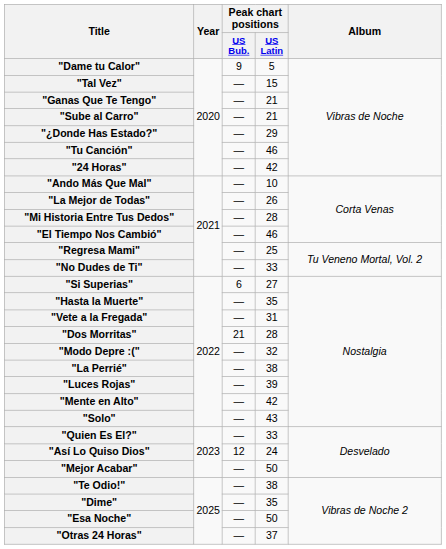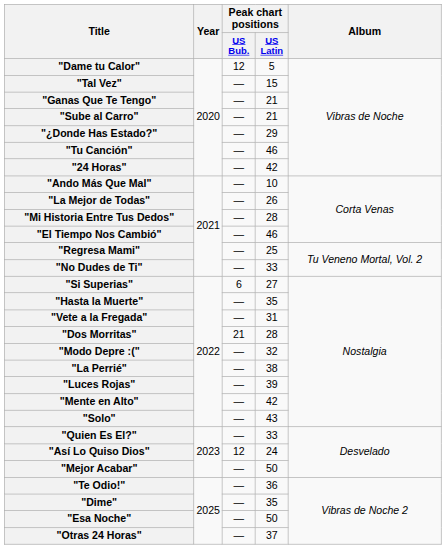(239, 67) 9 -> (239, 67) 12
(272, 485) 38 -> (272, 485) 36
